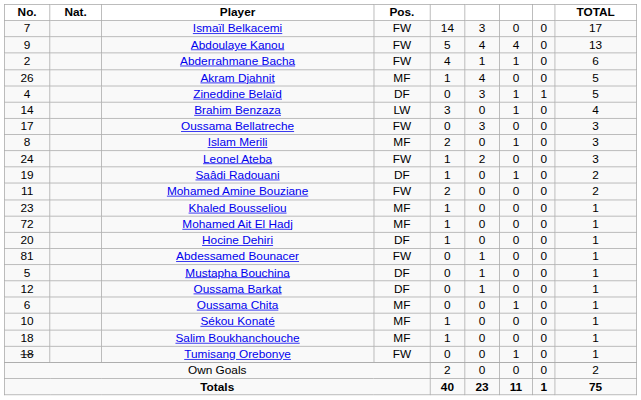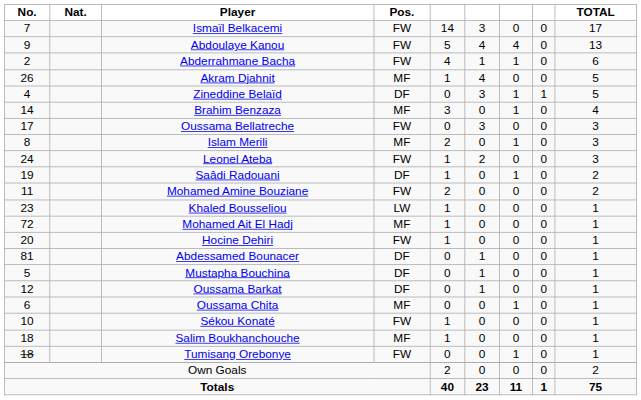(402, 110) LW -> (402, 110) MF
(402, 208) MF -> (402, 208) LW
(402, 240) DF -> (402, 240) FW
(402, 256) FW -> (402, 256) DF
(402, 322) MF -> (402, 322) FW
